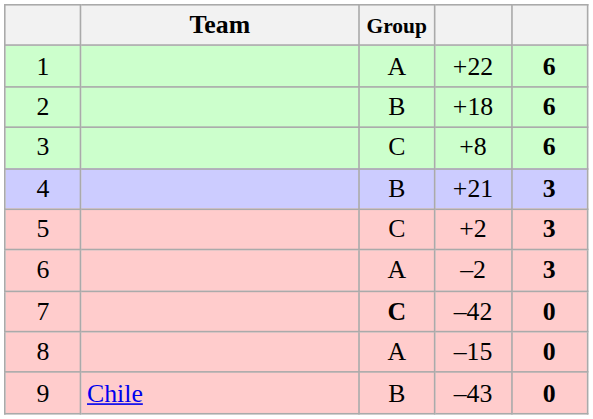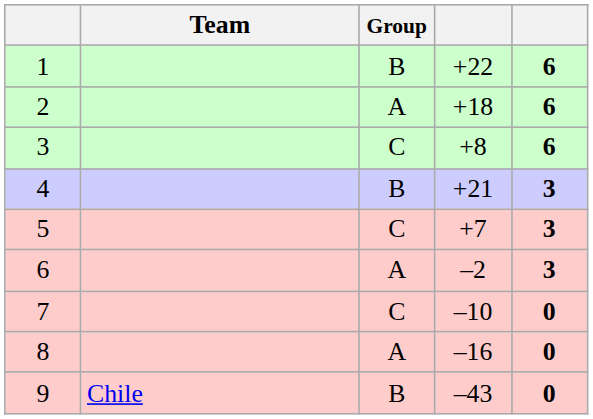(397, 65) A -> (397, 65) B
(397, 106) B -> (397, 106) A
(473, 229) +2 -> (473, 229) +7
(397, 310) bold -> (397, 310) normal
(473, 310) –42 -> (473, 310) –10
(473, 351) –15 -> (473, 351) –16
